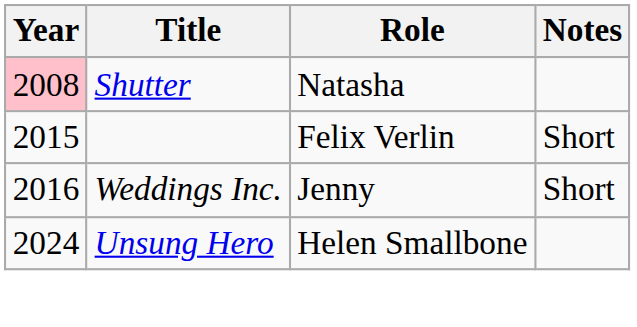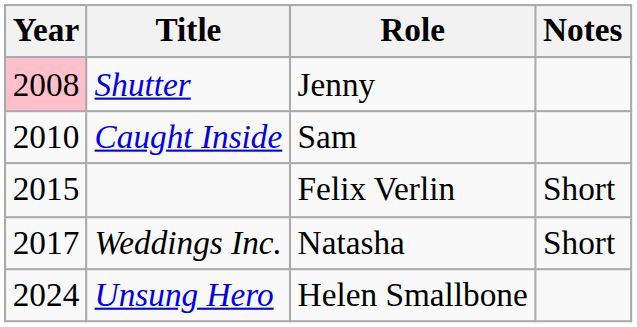(351, 83) Natasha -> (336, 83) Jenny
+ row: (188, 136)
(46, 189) 2016 -> (46, 242) 2017
(336, 189) Jenny -> (351, 242) Natasha
